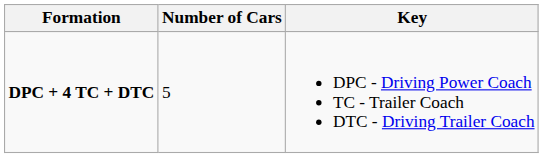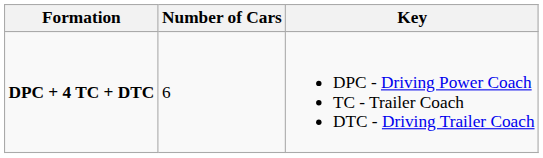(166, 92) 5 -> (166, 92) 6
